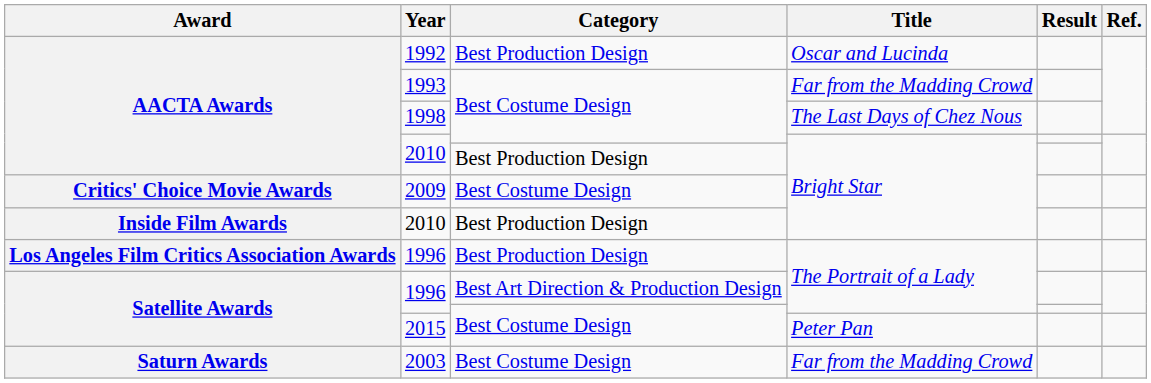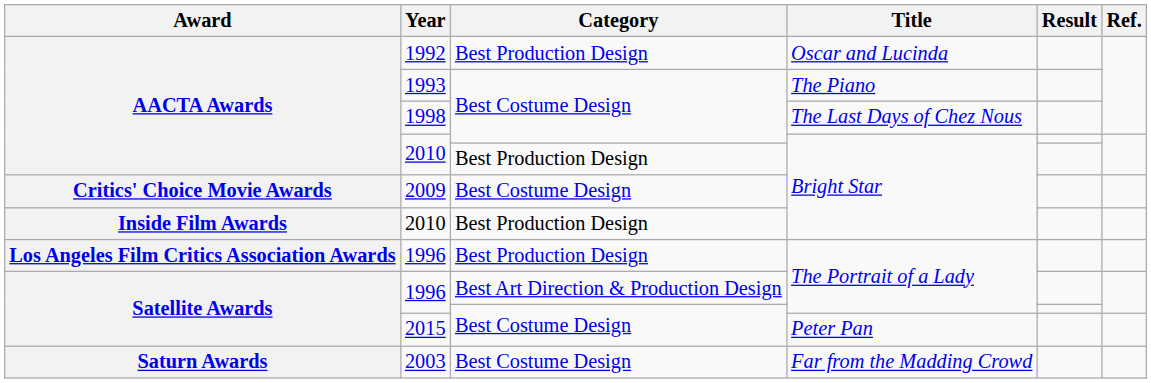(912, 85) Far from the Madding Crowd -> (833, 85) The Piano
